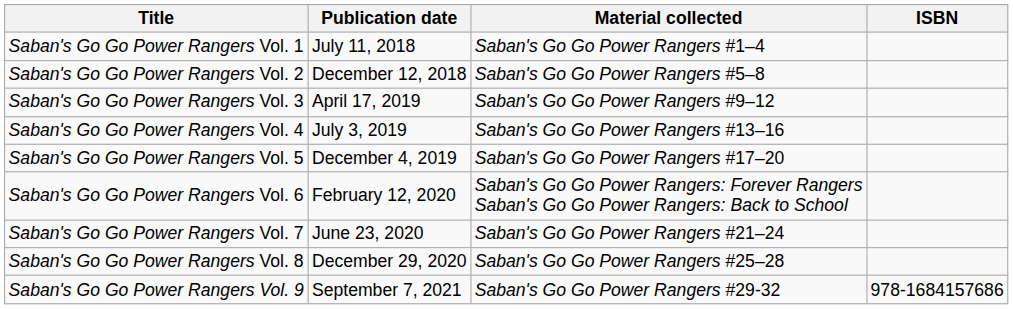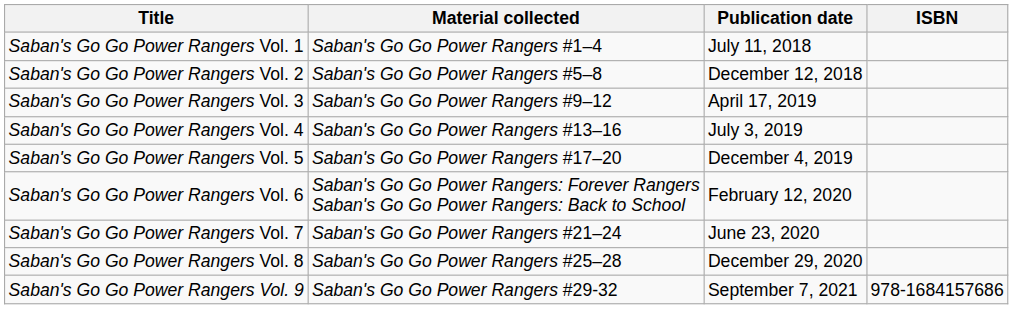columns swapped: (669, 18) <-> (389, 18)
